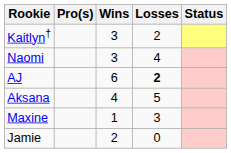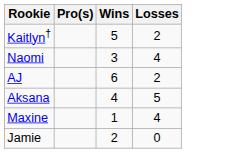- column: (204, 14)
(114, 36) 3 -> (114, 36) 5
(157, 78) bold -> (157, 78) normal
(157, 118) 3 -> (157, 118) 4
